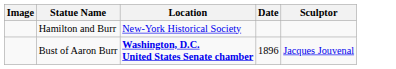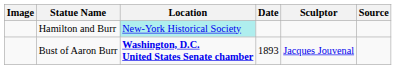+ column: (374, 12)
(182, 28) no background -> (182, 28) paleturquoise background
(268, 50) 1896 -> (268, 50) 1893
